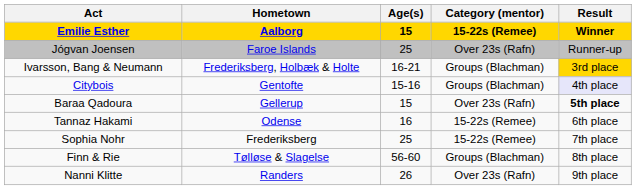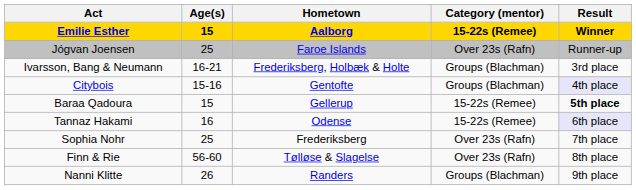columns swapped: (406, 13) <-> (281, 13)
(595, 67) gold background -> (595, 67) no background
(495, 103) Over 23s (Rafn) -> (495, 103) 15-22s (Remee)
(595, 121) no background -> (595, 121) lavender background
(495, 139) 15-22s (Remee) -> (495, 139) Over 23s (Rafn)
(495, 157) Groups (Blachman) -> (495, 157) Over 23s (Rafn)
(495, 175) Over 23s (Rafn) -> (495, 175) Groups (Blachman)
